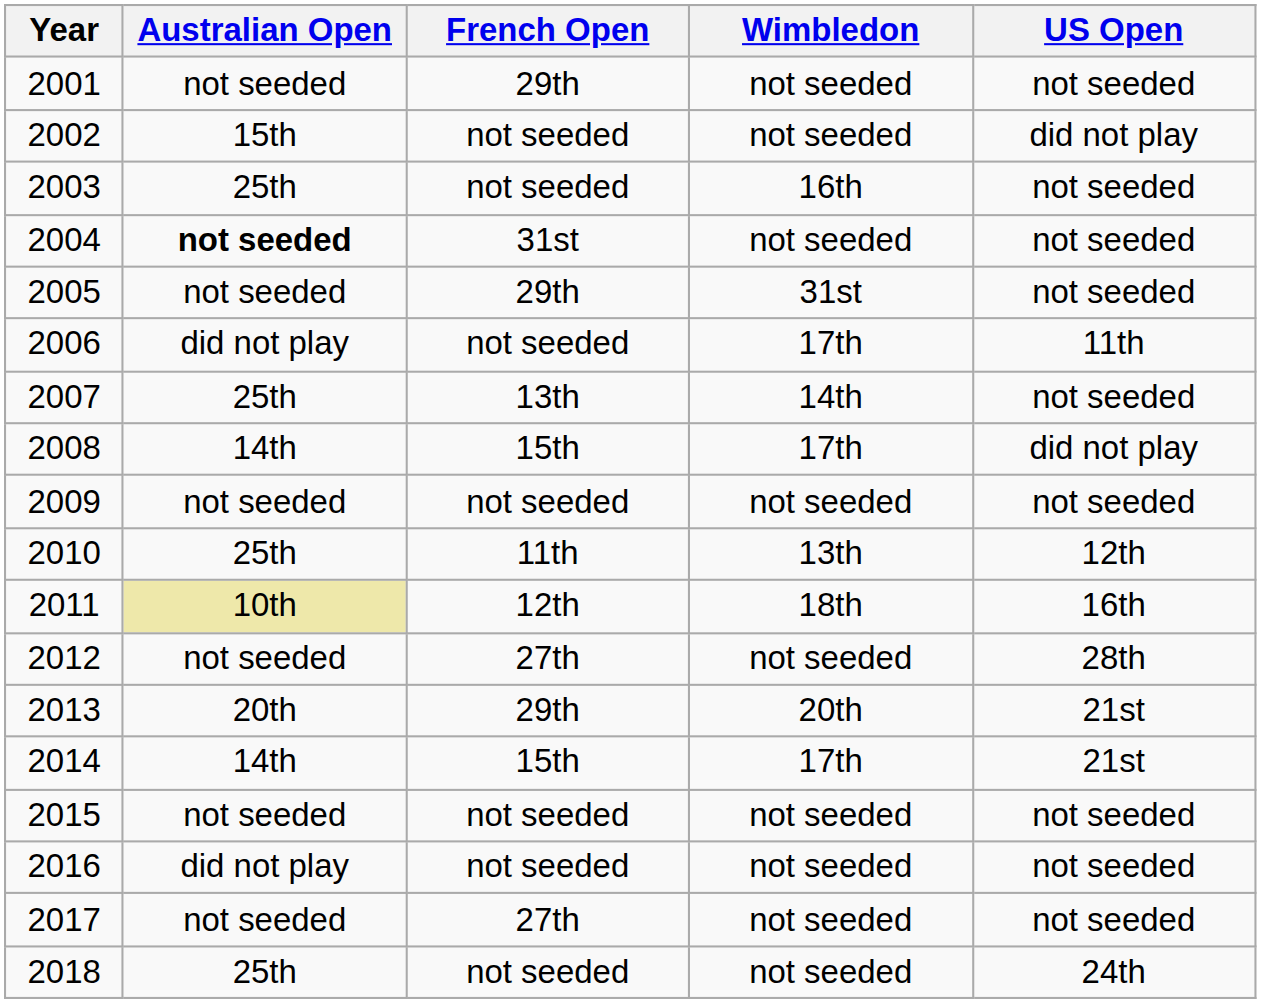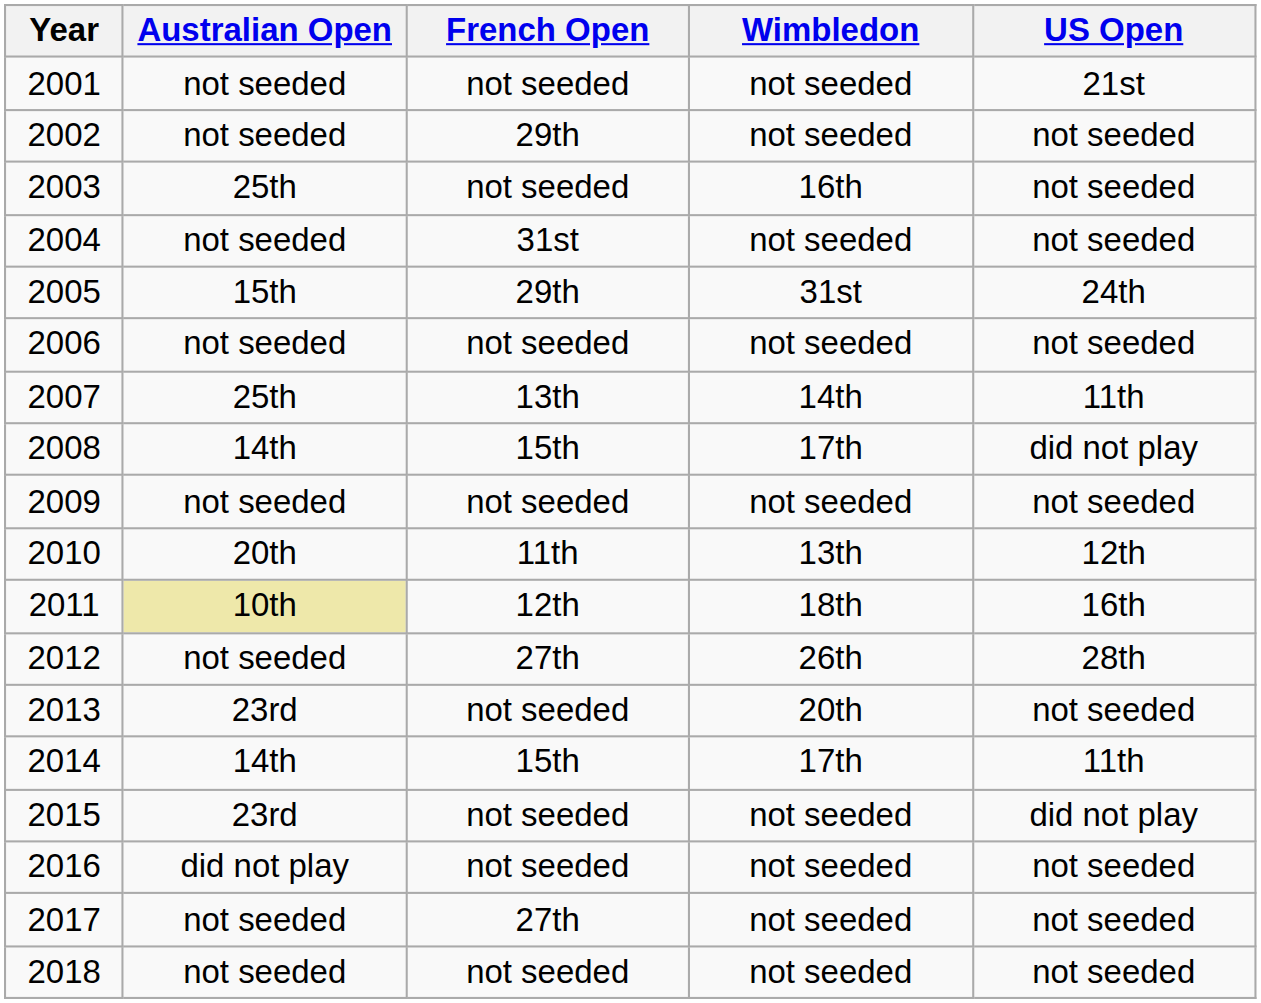(548, 82) 29th -> (548, 82) not seeded
(1114, 82) not seeded -> (1114, 82) 21st
(265, 135) 15th -> (265, 135) not seeded
(548, 135) not seeded -> (548, 135) 29th
(1114, 135) did not play -> (1114, 135) not seeded
(265, 239) bold -> (265, 239) normal
(265, 291) not seeded -> (265, 291) 15th
(1114, 291) not seeded -> (1114, 291) 24th
(265, 344) did not play -> (265, 344) not seeded
(831, 344) 17th -> (831, 344) not seeded
(1114, 344) 11th -> (1114, 344) not seeded
(1114, 396) not seeded -> (1114, 396) 11th
(265, 553) 25th -> (265, 553) 20th
(831, 657) not seeded -> (831, 657) 26th
(265, 710) 20th -> (265, 710) 23rd
(548, 710) 29th -> (548, 710) not seeded
(1114, 710) 21st -> (1114, 710) not seeded
(1114, 762) 21st -> (1114, 762) 11th
(265, 814) not seeded -> (265, 814) 23rd
(1114, 814) not seeded -> (1114, 814) did not play
(265, 971) 25th -> (265, 971) not seeded
(1114, 971) 24th -> (1114, 971) not seeded
